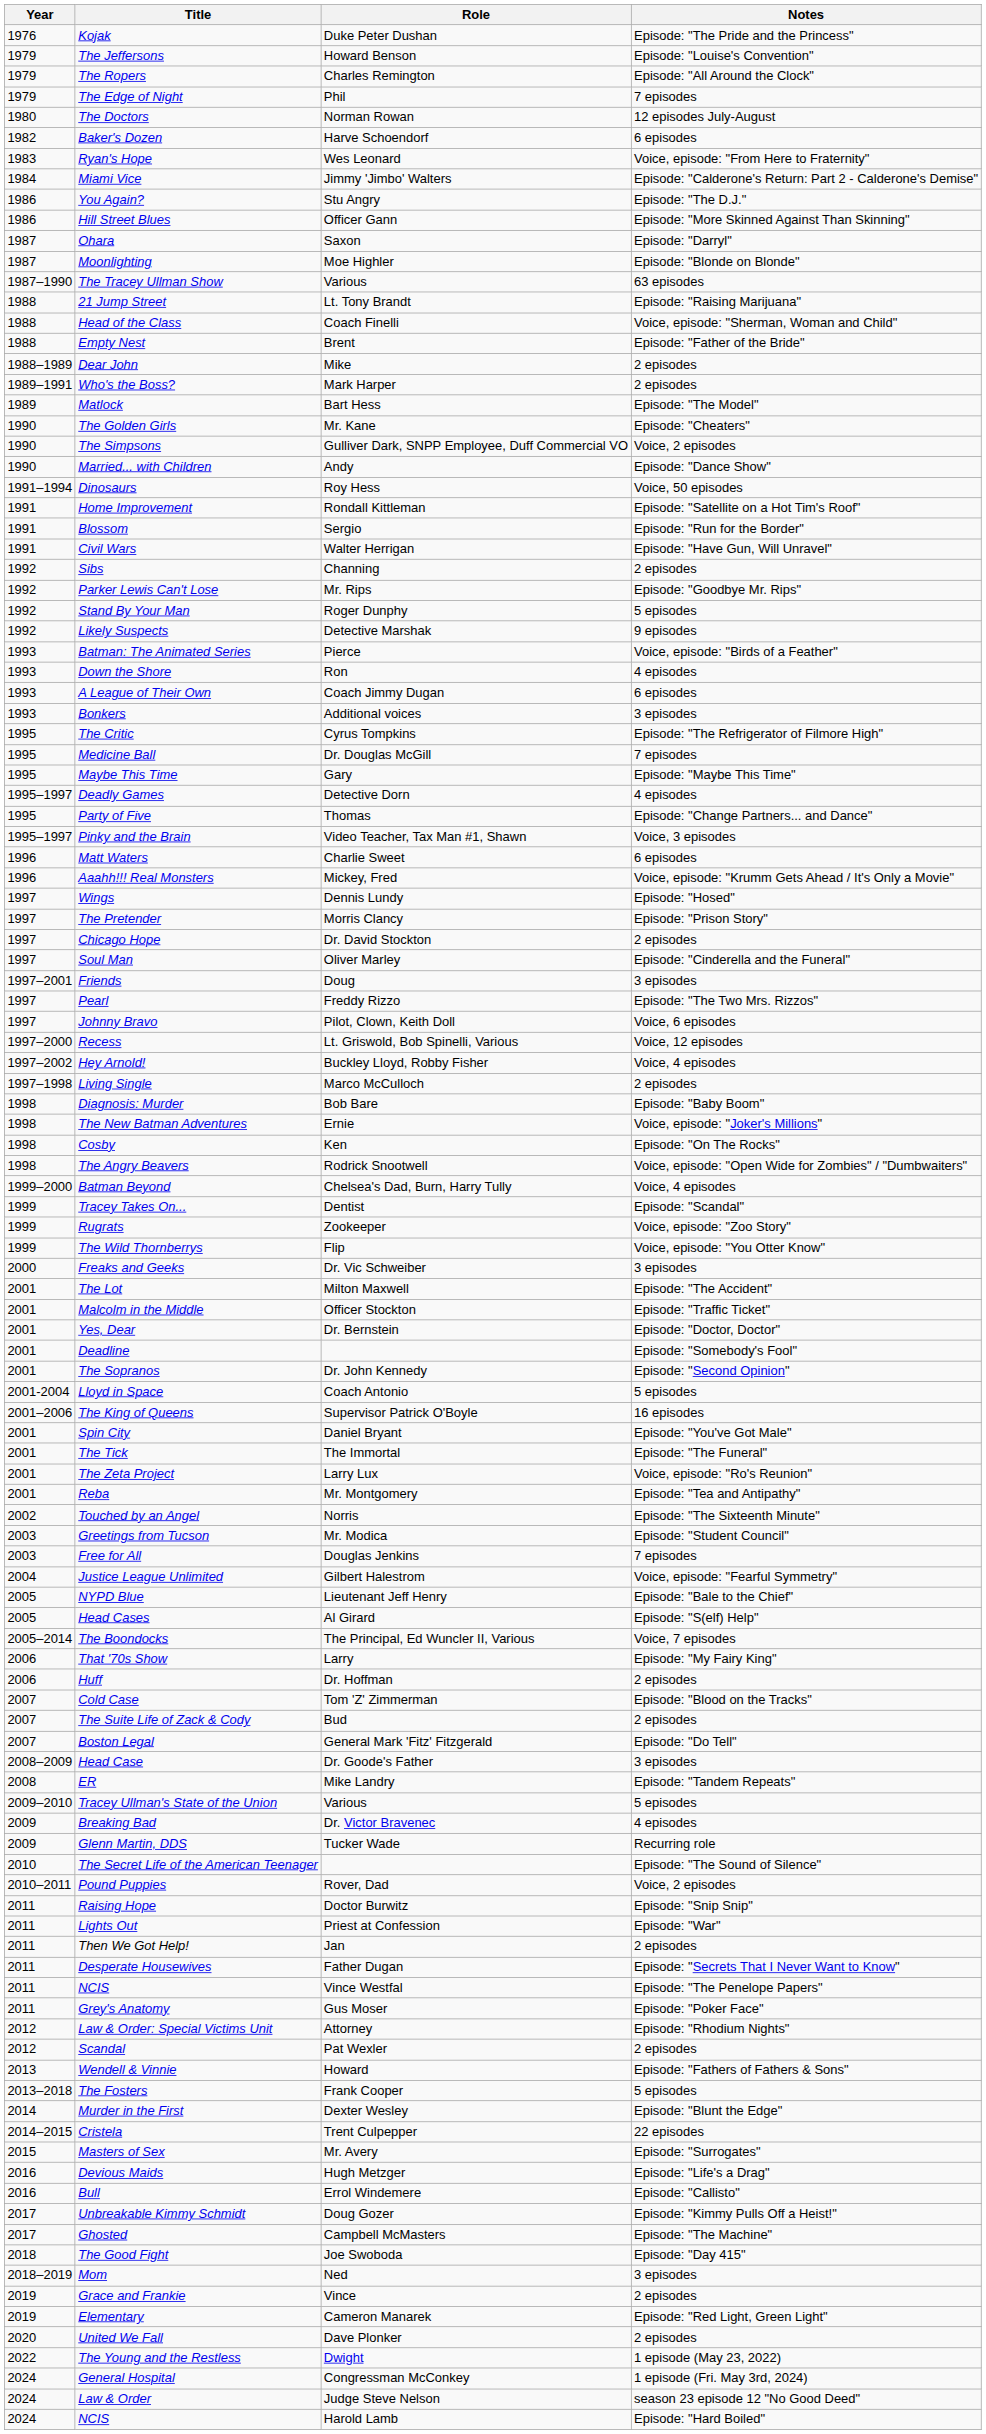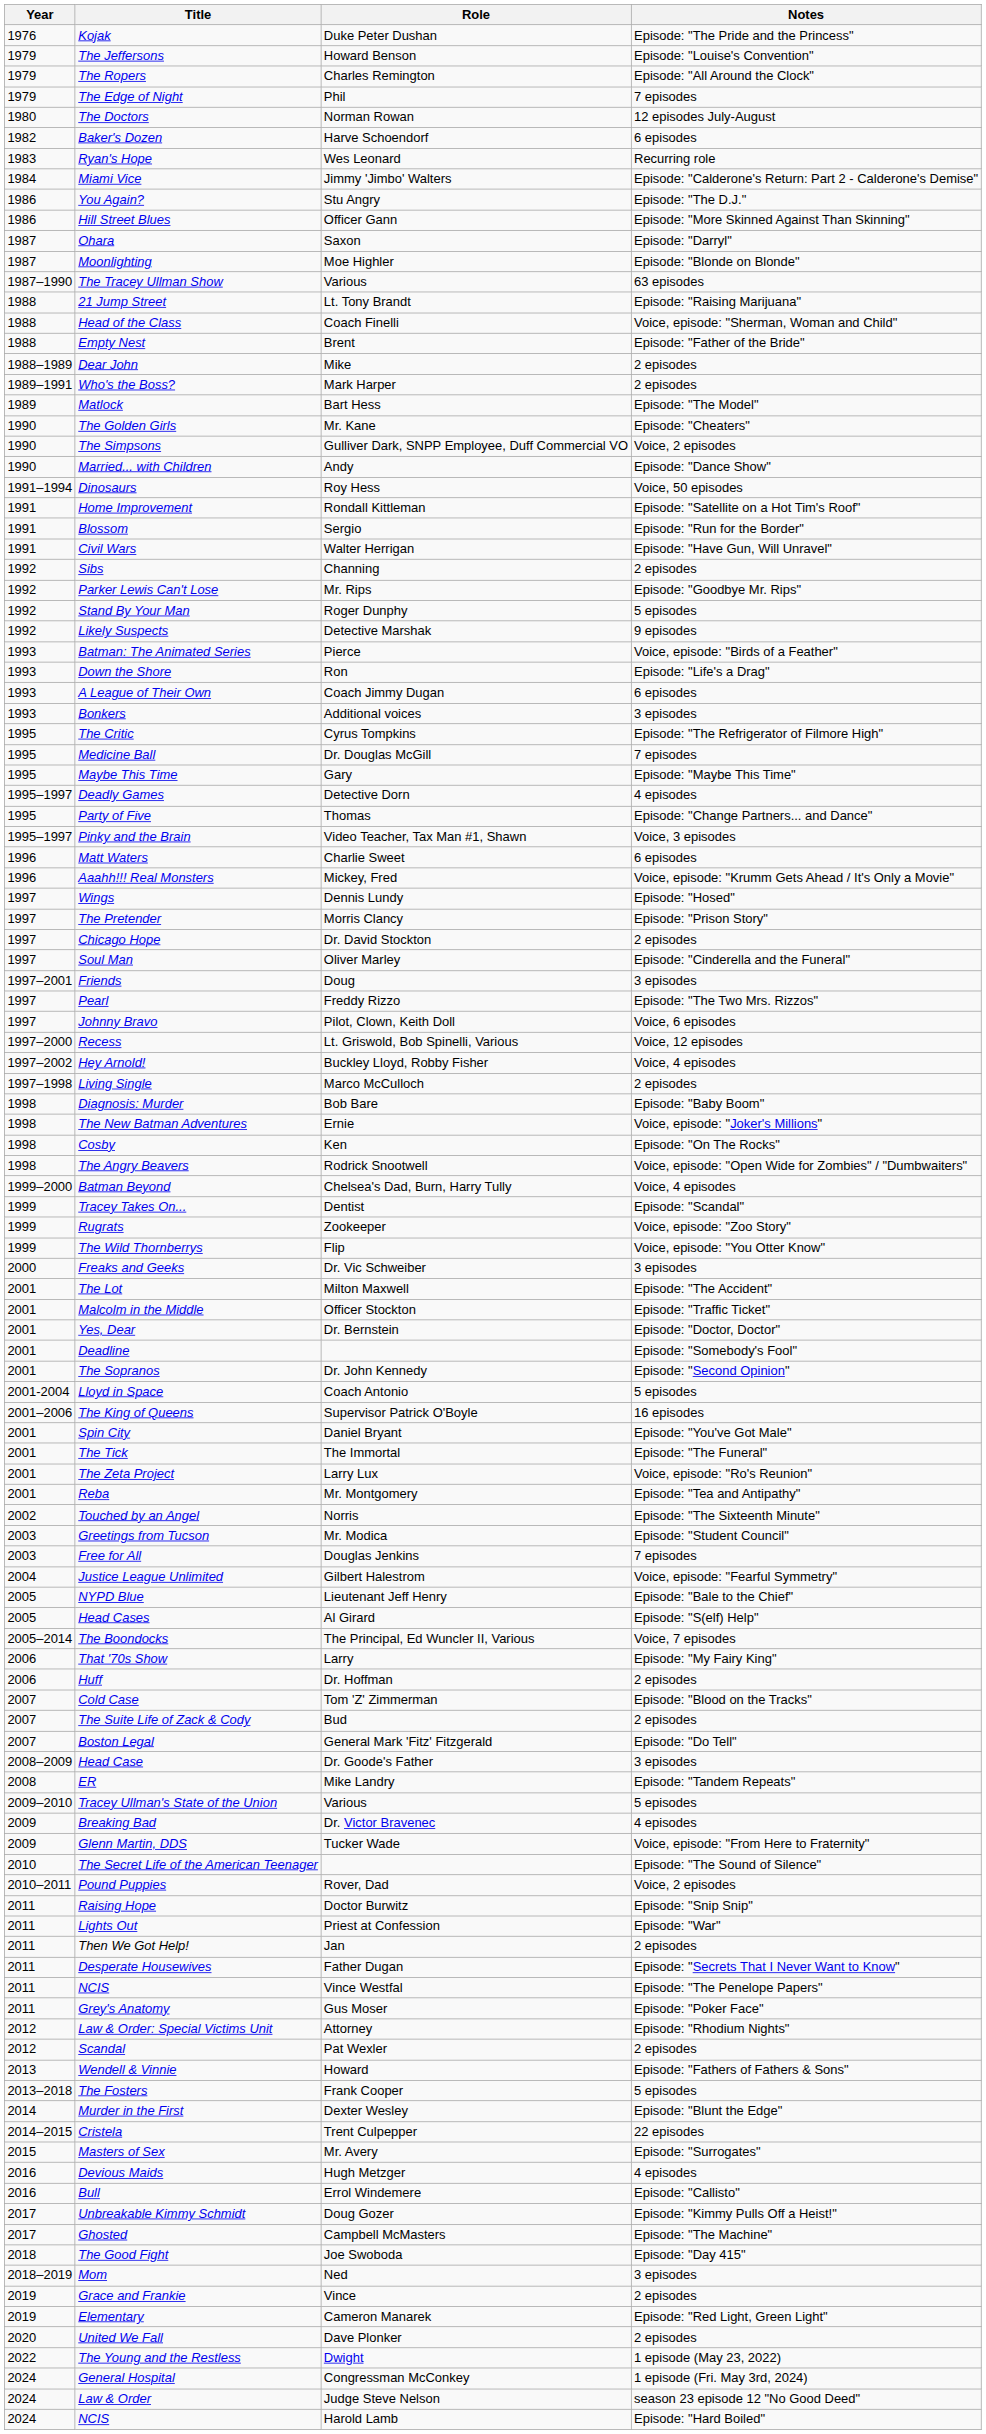(752, 158) Voice, episode: "From Here to Fraternity" -> (675, 158) Recurring role
(665, 672) 4 episodes -> (702, 672) Episode: "Life's a Drag"
(675, 1844) Recurring role -> (752, 1844) Voice, episode: "From Here to Fraternity"
(702, 2172) Episode: "Life's a Drag" -> (665, 2172) 4 episodes
